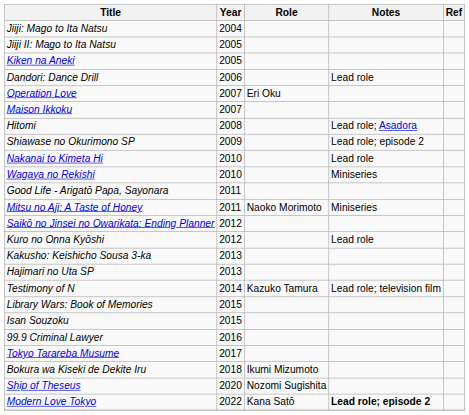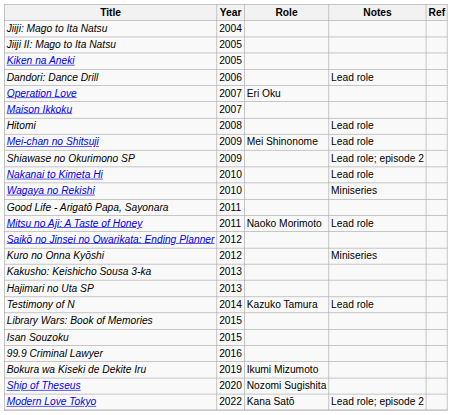(374, 126) Lead role; Asadora -> (352, 126) Lead role
+ row: (53, 142)
(354, 207) Miniseries -> (352, 223) Lead role
(352, 239) Lead role -> (354, 256) Miniseries
(386, 288) Lead role; television film -> (352, 304) Lead role
- row: (63, 353)
(231, 369) 2018 -> (231, 369) 2019
(381, 402) bold -> (377, 402) normal
